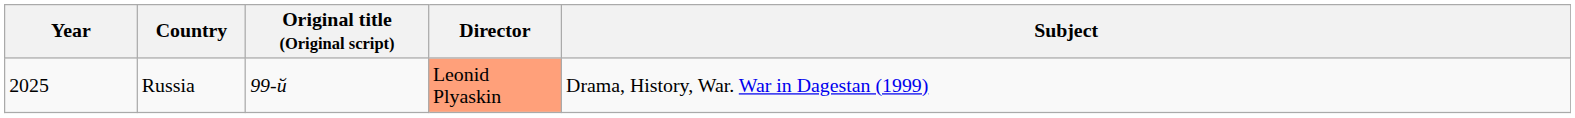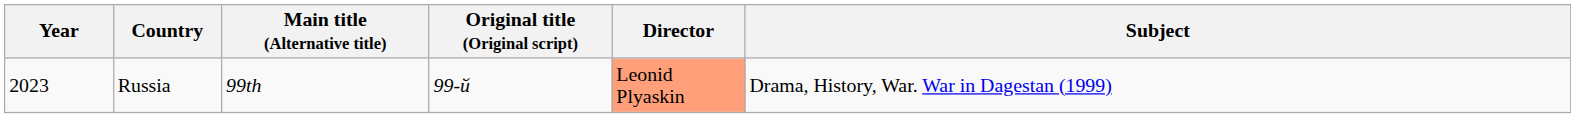+ column: (325, 31)
(29, 85) 2025 -> (29, 85) 2023
